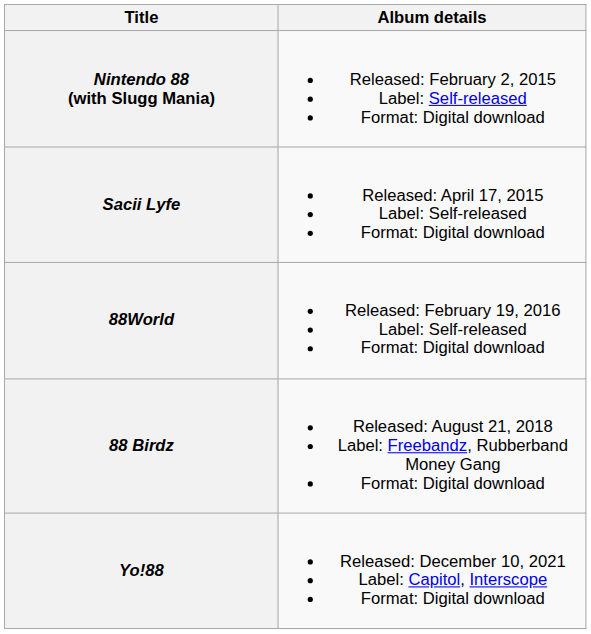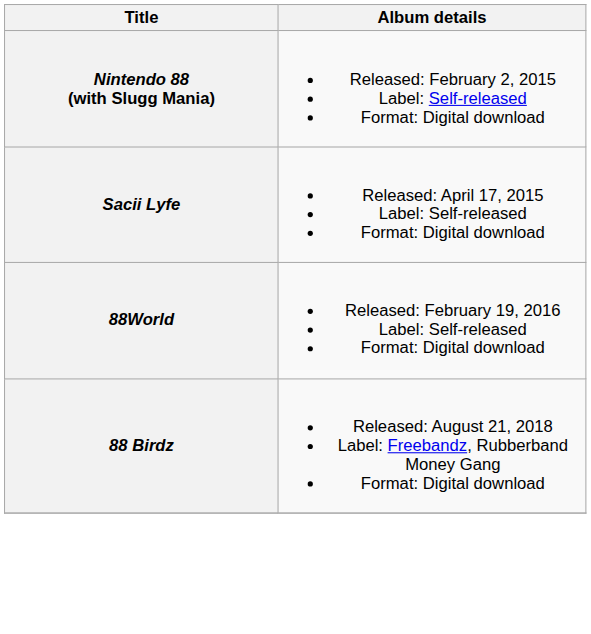- row: (141, 570)
